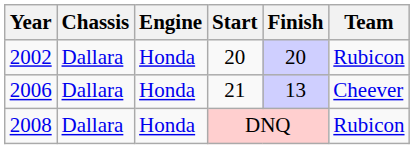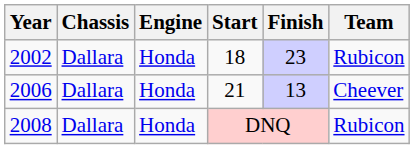(235, 56) 20 -> (235, 56) 18
(295, 56) 20 -> (295, 56) 23
